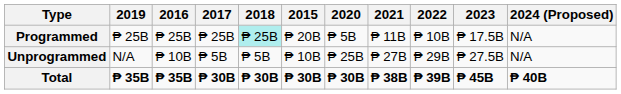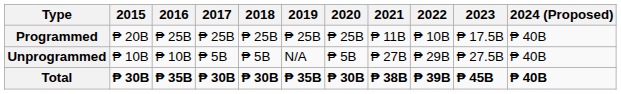columns swapped: (303, 15) <-> (131, 15)
(260, 36) paleturquoise background -> (260, 36) no background
(342, 36) ₱ 5B -> (346, 36) ₱ 25B
(521, 36) N/A -> (528, 36) ₱ 40B
(346, 57) ₱ 25B -> (342, 57) ₱ 5B
(521, 57) N/A -> (528, 57) ₱ 40B
